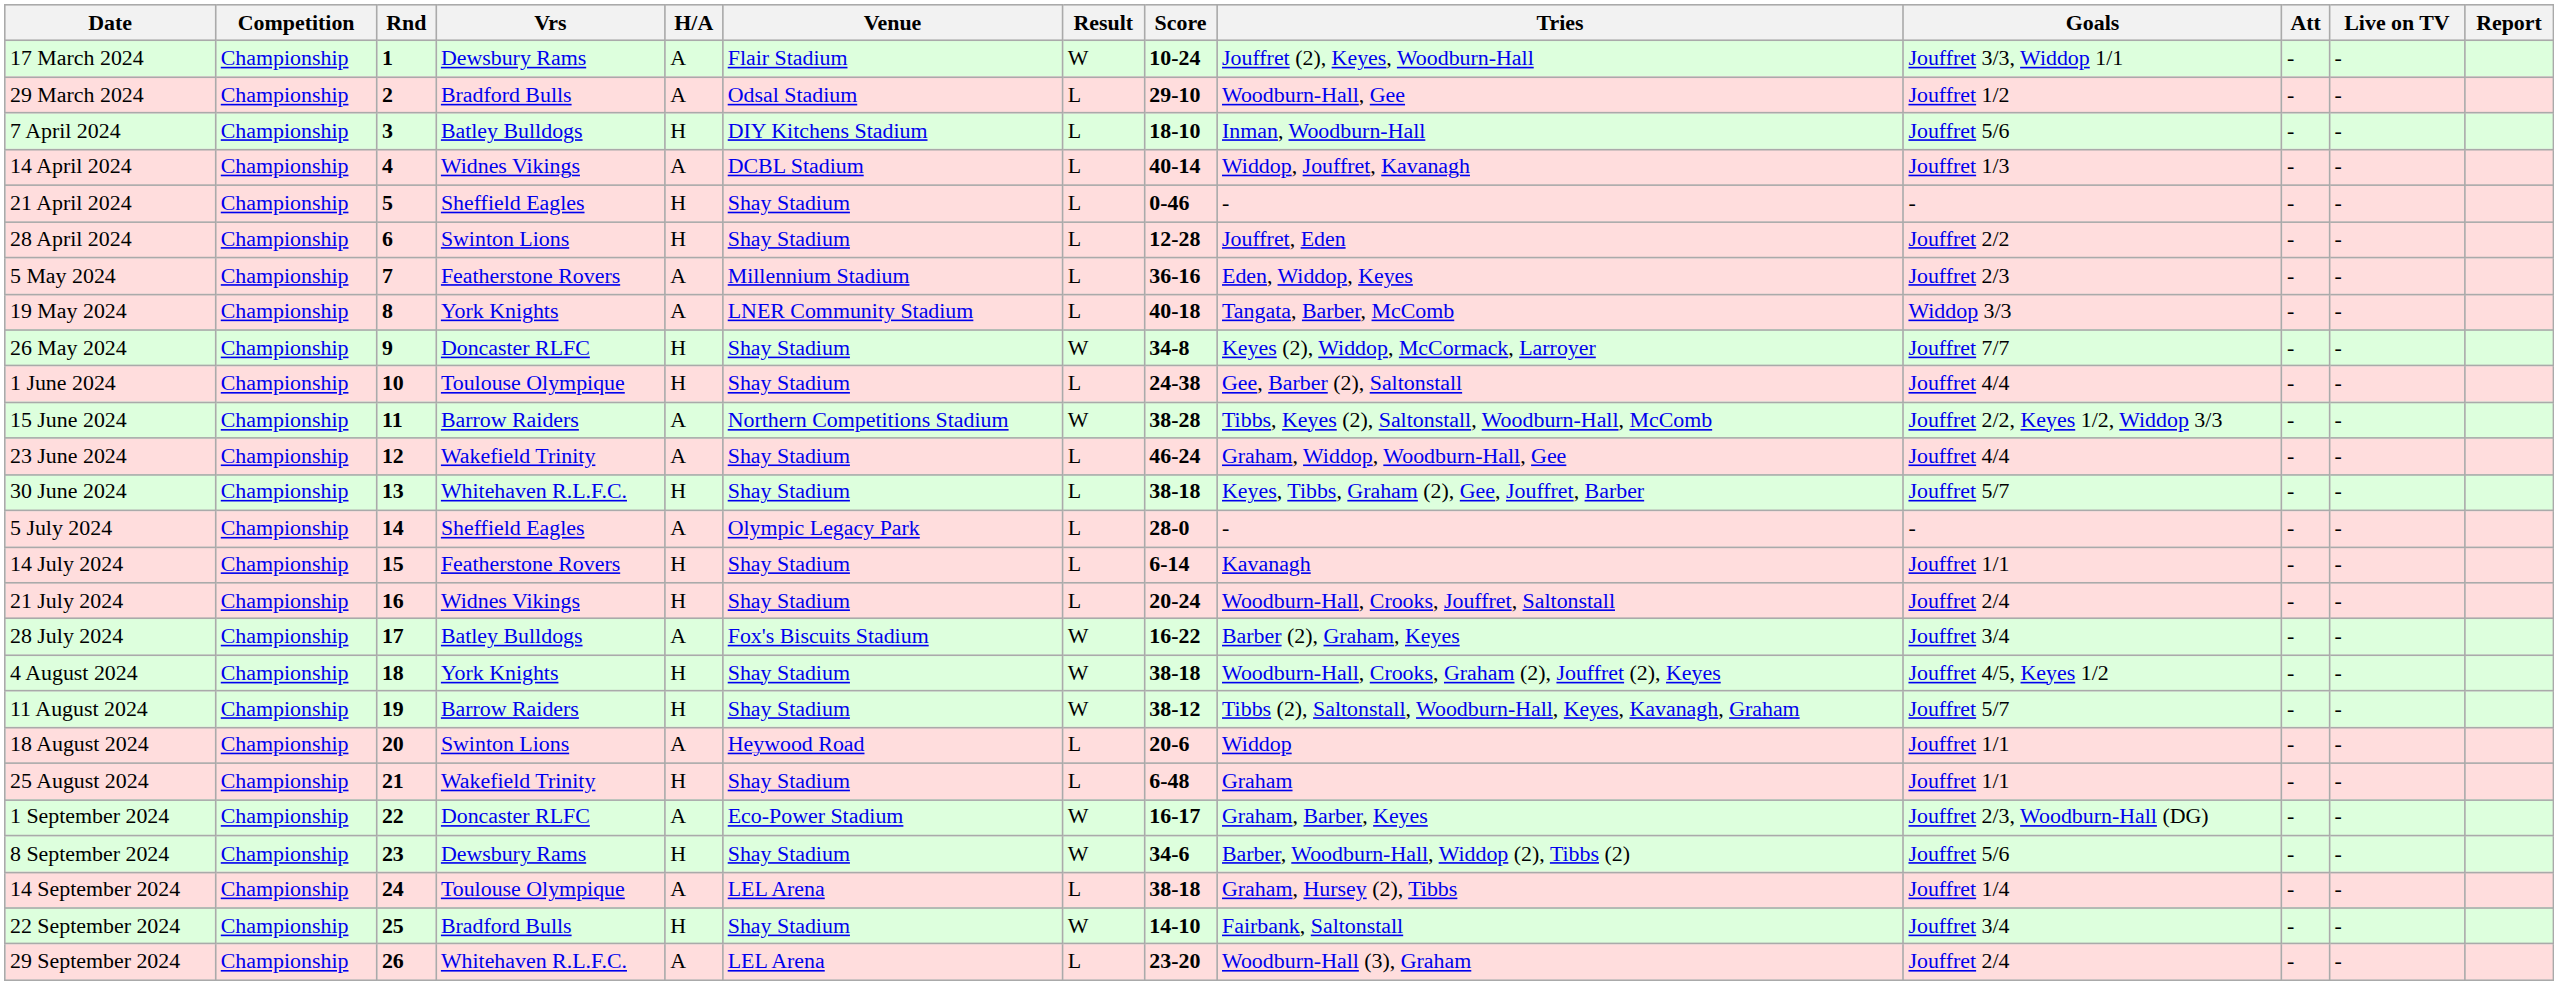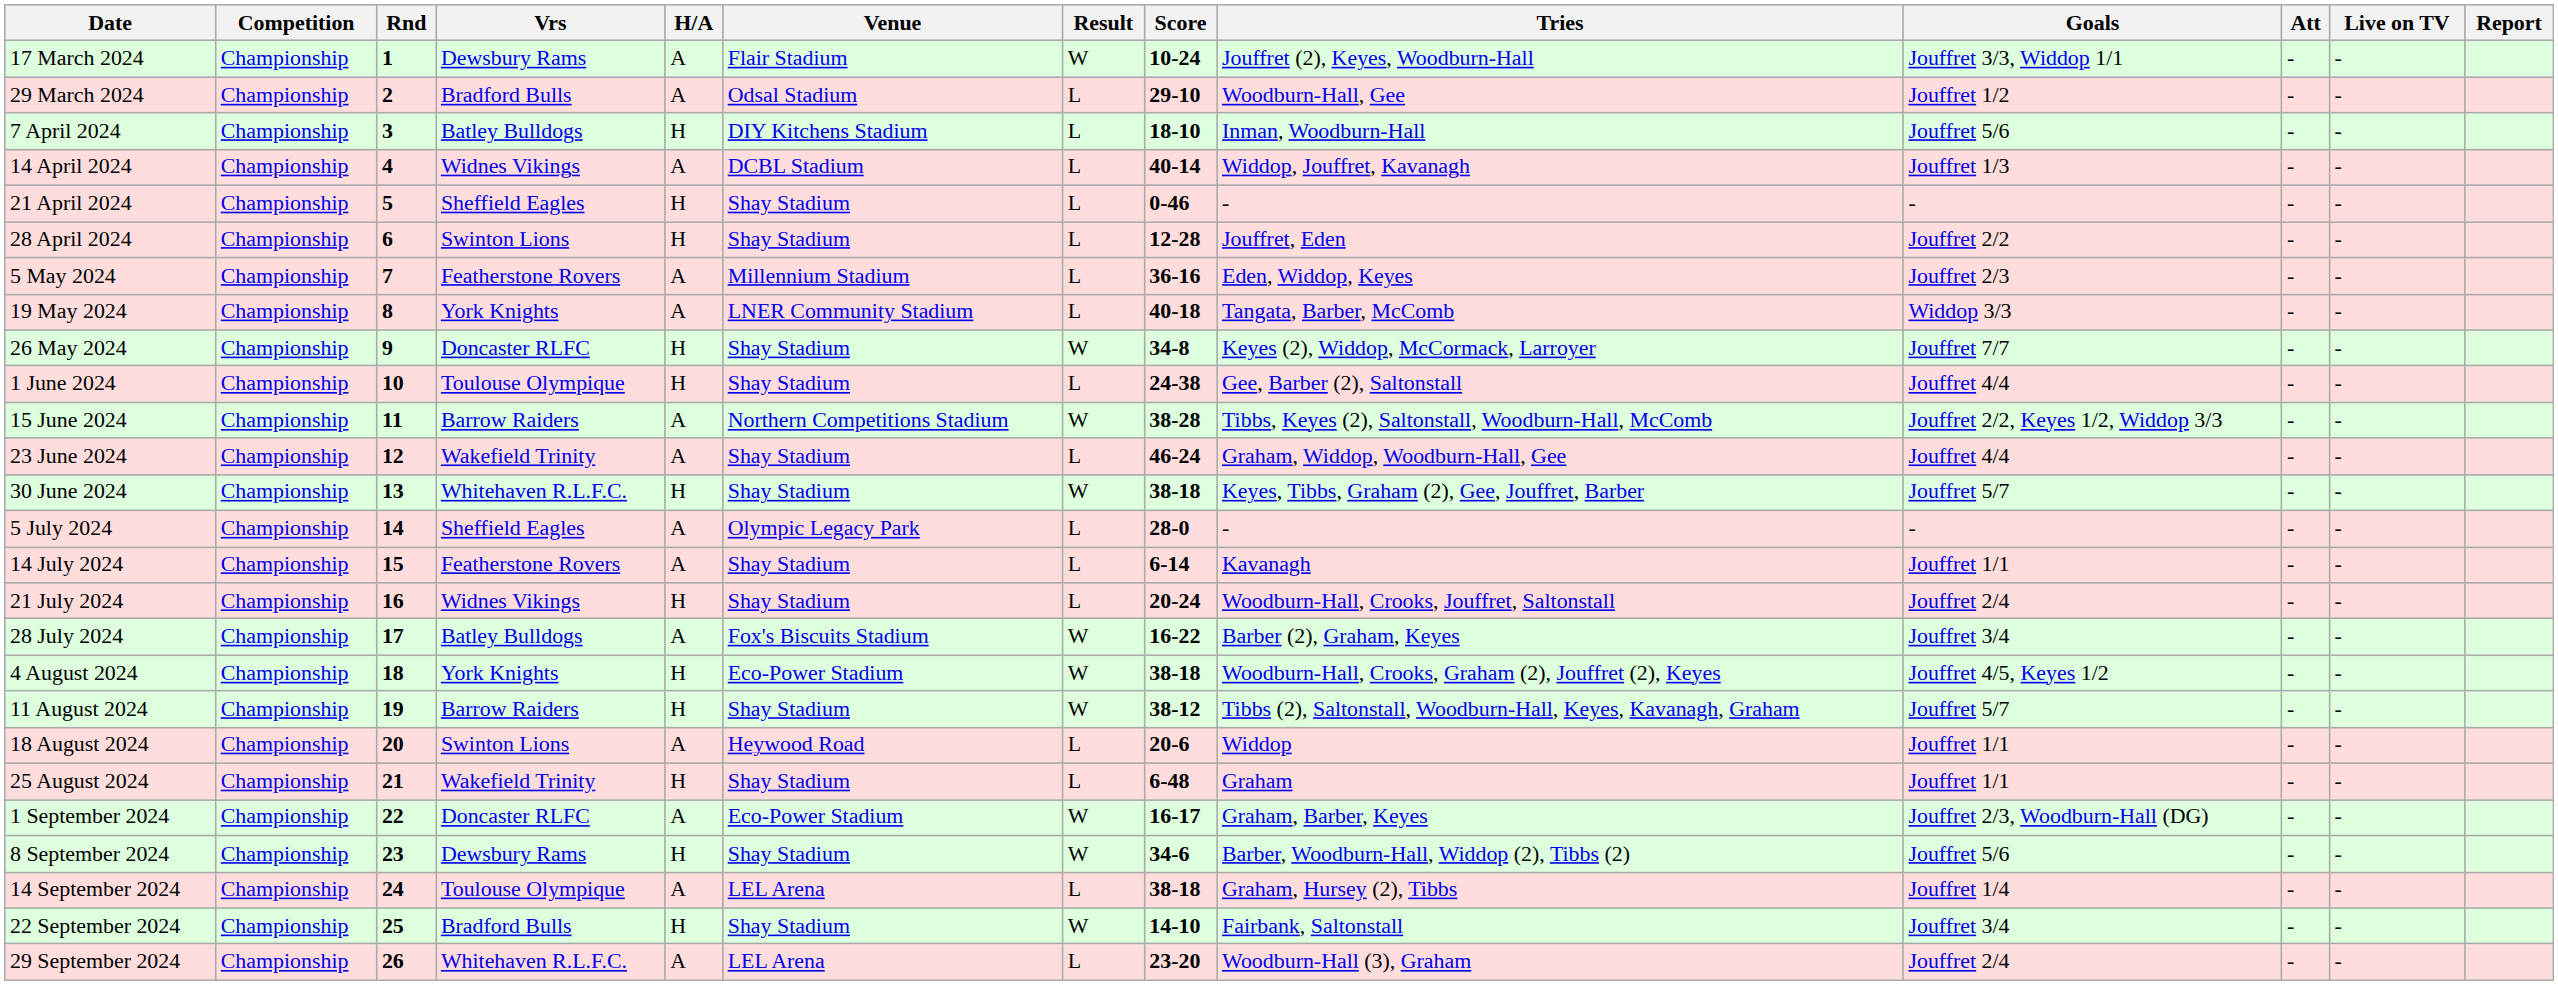(1074, 491) L -> (1078, 491) W
(678, 564) H -> (678, 564) A
(789, 672) Shay Stadium -> (816, 672) Eco-Power Stadium
